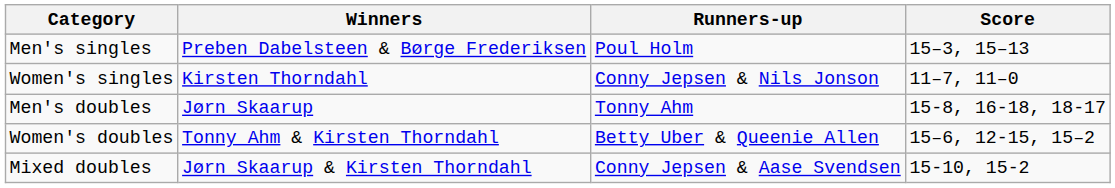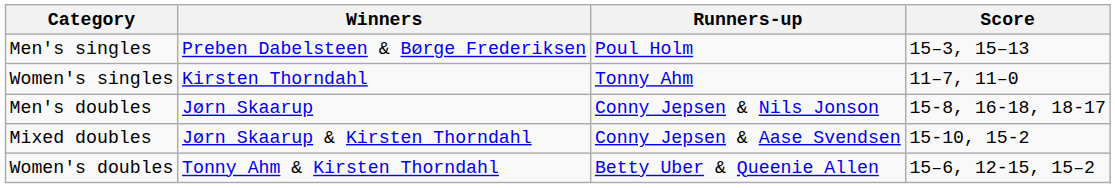(737, 79) Conny Jepsen & Nils Jonson -> (644, 79) Tonny Ahm
(644, 109) Tonny Ahm -> (737, 109) Conny Jepsen & Nils Jonson
rows swapped: (92, 138) <-> (81, 168)
